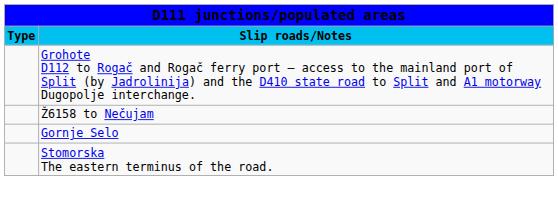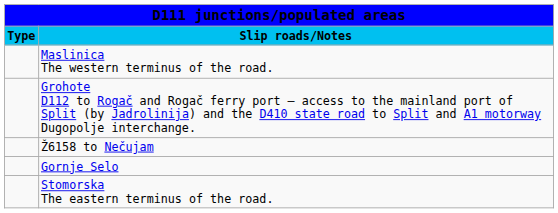+ row: (157, 62)
